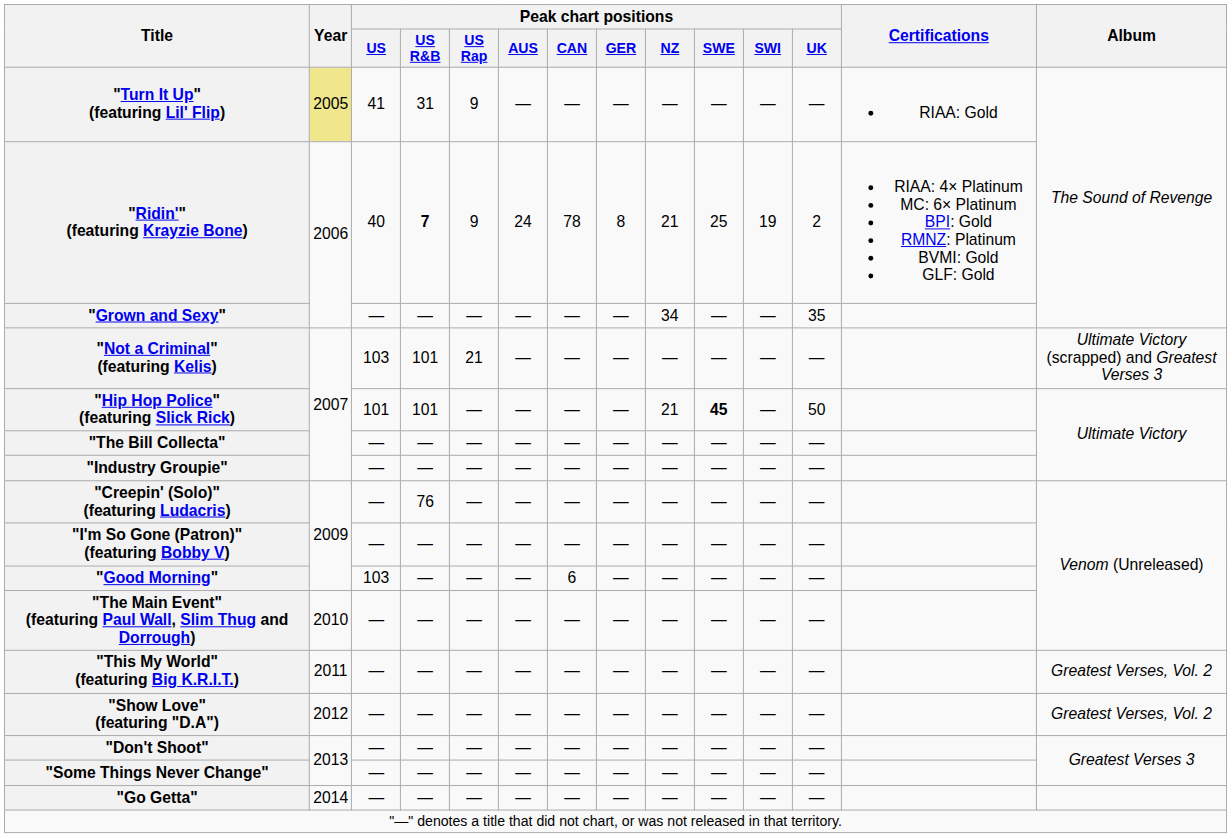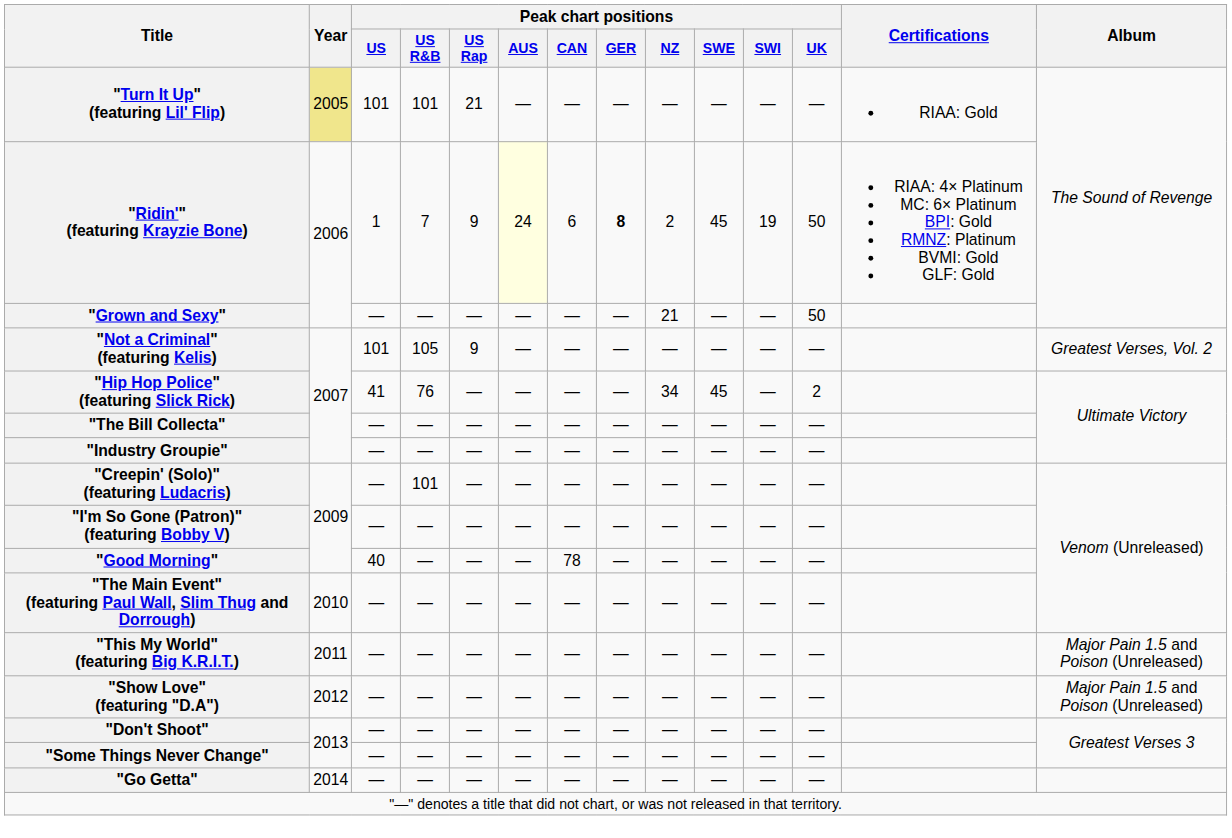(376, 104) 41 -> (376, 104) 101
(425, 104) 31 -> (425, 104) 101
(474, 104) 9 -> (474, 104) 21
(376, 222) 40 -> (376, 222) 1
(425, 222) bold -> (425, 222) normal
(523, 222) no background -> (523, 222) lightyellow background
(572, 222) 78 -> (572, 222) 6
(621, 222) normal -> (621, 222) bold
(670, 222) 21 -> (670, 222) 2
(719, 222) 25 -> (719, 222) 45
(817, 222) 2 -> (817, 222) 50
(670, 315) 34 -> (670, 315) 21
(817, 315) 35 -> (817, 315) 50
(376, 358) 103 -> (376, 349) 101
(425, 358) 101 -> (425, 349) 105
(474, 358) 21 -> (474, 349) 9
(1132, 358) Ultimate Victory (scrapped) and Greatest Verses 3 -> (1132, 349) Greatest Verses, Vol. 2
(376, 409) 101 -> (376, 391) 41
(425, 409) 101 -> (425, 391) 76
(670, 409) 21 -> (670, 391) 34
(719, 409) bold -> (719, 391) normal
(817, 409) 50 -> (817, 391) 2
(425, 501) 76 -> (425, 484) 101
(376, 577) 103 -> (376, 560) 40
(572, 577) 6 -> (572, 560) 78
(1132, 671) Greatest Verses, Vol. 2 -> (1132, 654) Major Pain 1.5 and Poison (Unreleased)
(1132, 714) Greatest Verses, Vol. 2 -> (1132, 696) Major Pain 1.5 and Poison (Unreleased)
